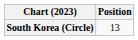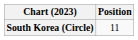(115, 27) 13 -> (115, 27) 11
